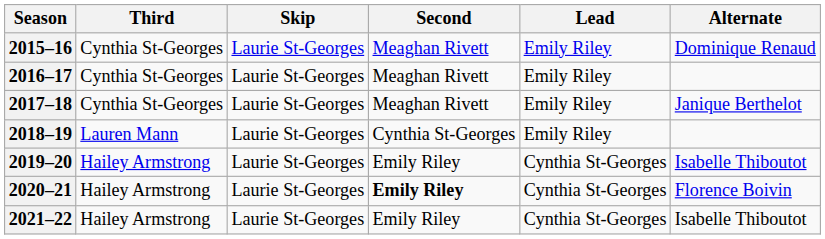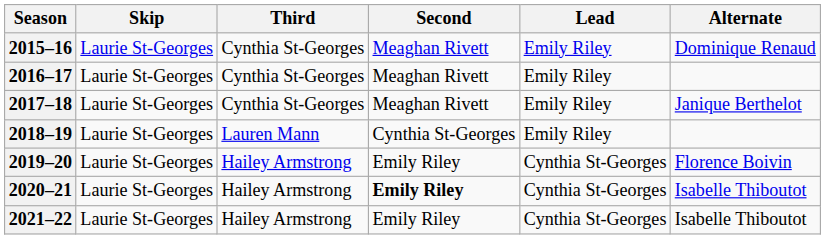columns swapped: (298, 18) <-> (152, 18)
(741, 162) Isabelle Thiboutot -> (733, 162) Florence Boivin
(733, 190) Florence Boivin -> (741, 190) Isabelle Thiboutot
